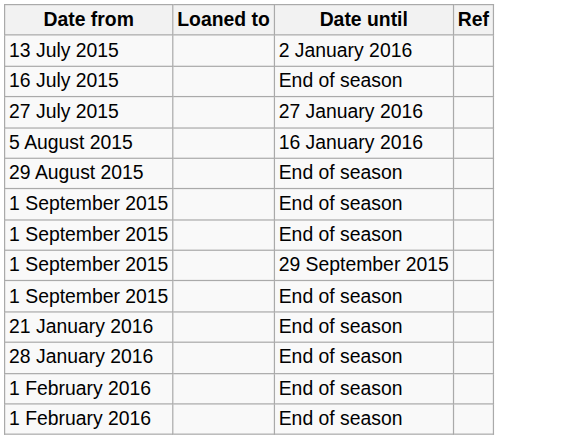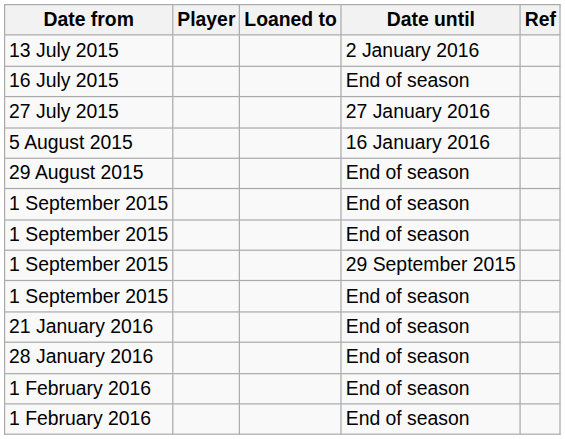+ column: (206, 19)
